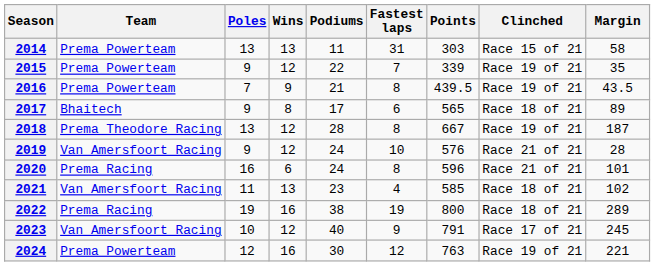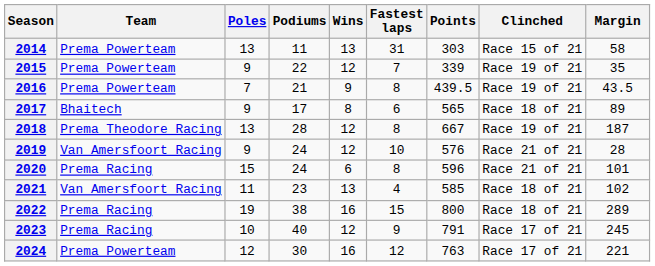columns swapped: (288, 22) <-> (337, 22)
(247, 170) 16 -> (247, 170) 15
(397, 210) 19 -> (397, 210) 15
(141, 231) Van Amersfoort Racing -> (106, 231) Prema Racing
(532, 251) Race 19 of 21 -> (532, 251) Race 17 of 21
